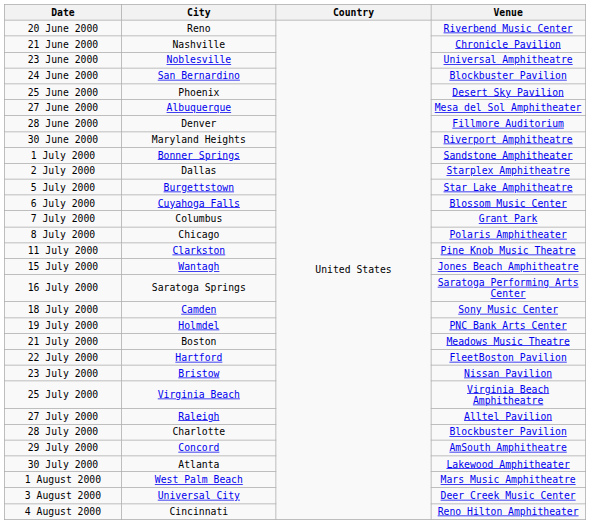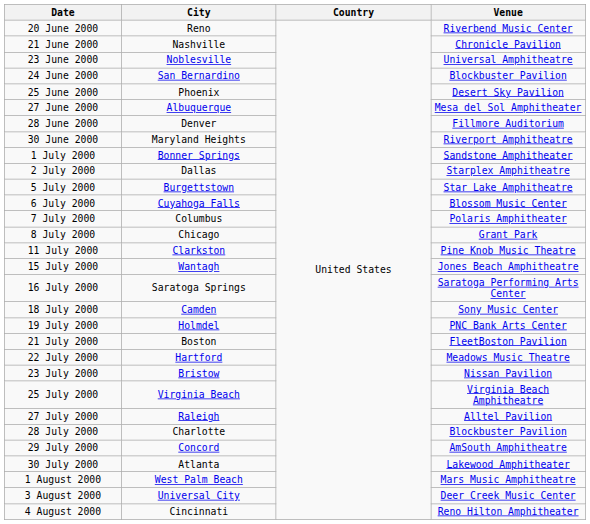(508, 219) Grant Park -> (508, 219) Polaris Amphitheater
(508, 235) Polaris Amphitheater -> (508, 235) Grant Park
(508, 341) Meadows Music Theatre -> (508, 341) FleetBoston Pavilion
(508, 357) FleetBoston Pavilion -> (508, 357) Meadows Music Theatre
